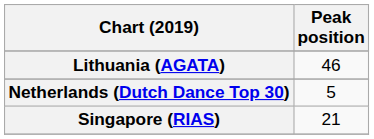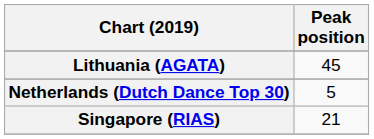(331, 65) 46 -> (331, 65) 45
